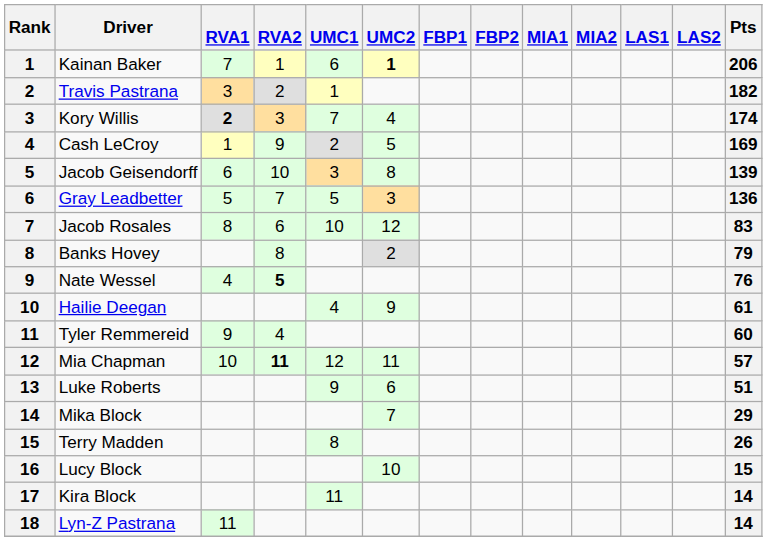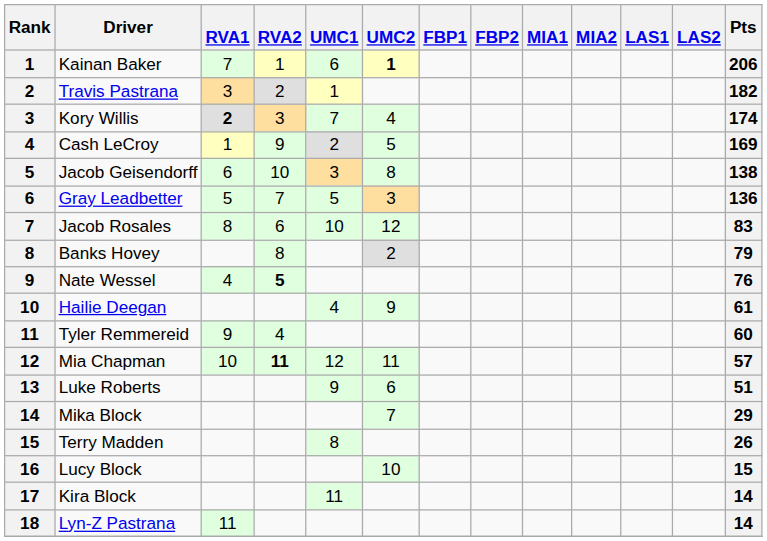(743, 172) 139 -> (743, 172) 138
